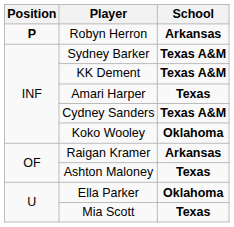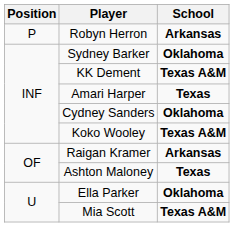(32, 34) bold -> (32, 34) normal
(193, 53) Texas A&M -> (193, 53) Oklahoma
(193, 113) Texas A&M -> (193, 113) Oklahoma
(193, 133) Oklahoma -> (193, 133) Texas A&M
(193, 212) Texas -> (193, 212) Texas A&M
